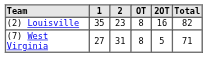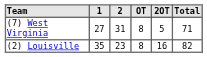rows swapped: (27, 41) <-> (43, 23)
